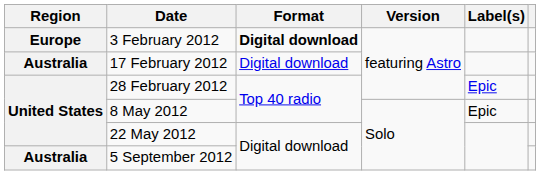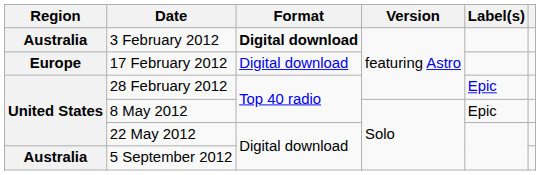(55, 39) Europe -> (55, 39) Australia
(55, 63) Australia -> (55, 63) Europe
